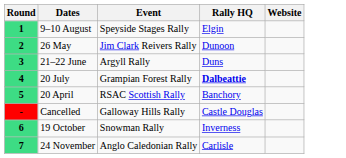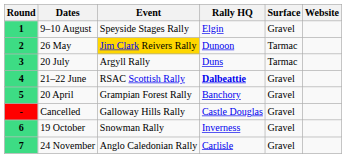+ column: (284, 12)
(148, 46) no background -> (148, 46) gold background
(63, 62) 21–22 June -> (55, 62) 20 July
(55, 79) 20 July -> (63, 79) 21–22 June
(146, 79) Grampian Forest Rally -> (142, 79) RSAC Scottish Rally
(142, 95) RSAC Scottish Rally -> (146, 95) Grampian Forest Rally
